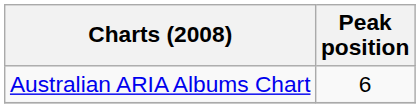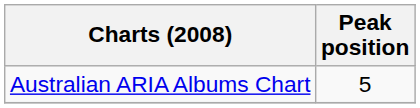(365, 84) 6 -> (365, 84) 5
